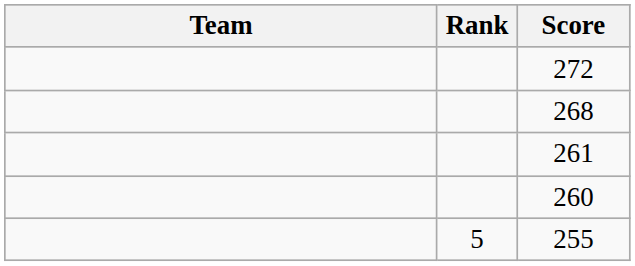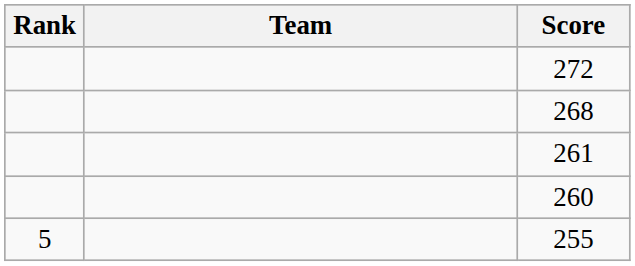columns swapped: (477, 25) <-> (221, 25)
